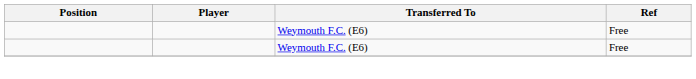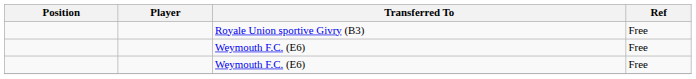+ row: (61, 30)
